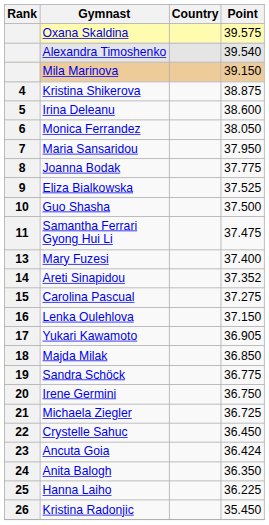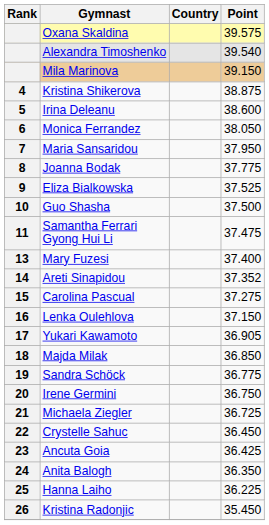(243, 452) 36.424 -> (243, 452) 36.425
